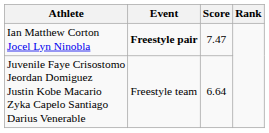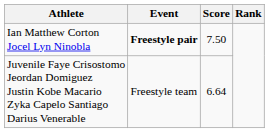(216, 39) 7.47 -> (216, 39) 7.50
